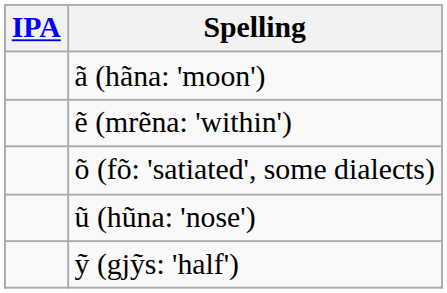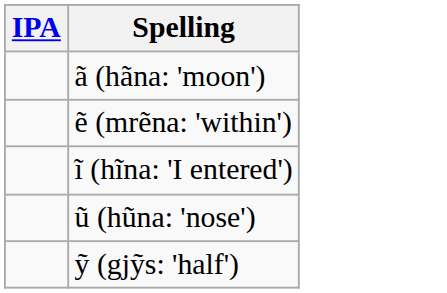+ row: (184, 169)
- row: (255, 169)
